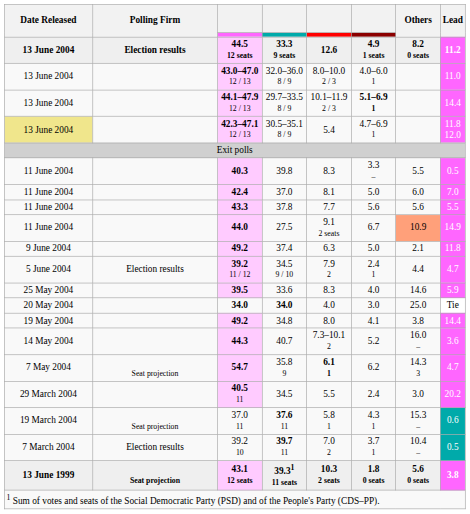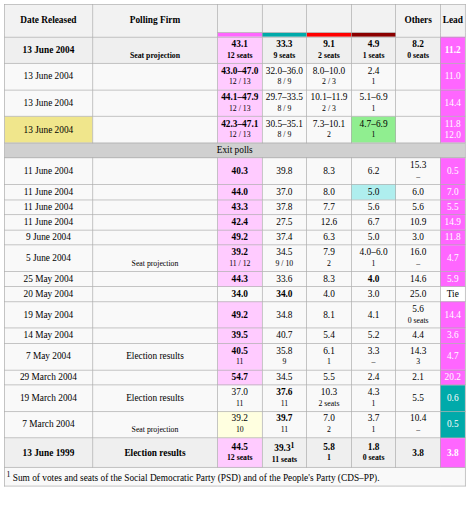(155, 50) Election results -> (155, 55) Seat projection
(240, 49) 44.5 12 seats -> (240, 49) 43.1 12 seats
(329, 50) 12.6 -> (329, 49) 9.1 2 seats
(374, 76) 4.0–6.0 1 -> (374, 76) 2.4 1
(374, 102) bold -> (374, 102) normal
(329, 129) 5.4 -> (329, 129) 7.3–10.1 2
(374, 129) no background -> (374, 129) lightgreen background
(374, 171) 3.3 – -> (374, 171) 6.2
(418, 171) 5.5 -> (418, 171) 15.3 –
(240, 192) 42.4 -> (240, 192) 44.0
(329, 192) 8.1 -> (329, 192) 8.0
(374, 192) no background -> (374, 192) paleturquoise background
(240, 228) 44.0 -> (240, 222) 42.4
(329, 227) 9.1 2 seats -> (329, 222) 12.6
(418, 228) lightsalmon background -> (418, 222) no background
(418, 248) 2.1 -> (418, 237) 3.0
(155, 269) Election results -> (155, 264) Seat projection
(374, 269) 2.4 1 -> (374, 257) 4.0–6.0 1
(418, 269) 4.4 -> (418, 257) 16.0 –
(240, 290) 39.5 -> (240, 279) 44.3
(374, 290) normal -> (374, 279) bold
(329, 320) 8.0 -> (329, 315) 8.1
(418, 320) 3.8 -> (418, 314) 5.6 0 seats
(240, 341) 44.3 -> (240, 335) 39.5
(329, 341) 7.3–10.1 2 -> (329, 335) 5.4
(418, 341) 16.0 – -> (418, 335) 4.4
(155, 373) Seat projection -> (155, 356) Election results
(240, 368) 54.7 -> (240, 356) 40.5 11
(329, 367) bold -> (329, 356) normal
(374, 368) 6.2 -> (374, 356) 3.3 –
(240, 394) 40.5 11 -> (240, 377) 54.7
(418, 394) 3.0 -> (418, 377) 2.1
(155, 426) Seat projection -> (155, 398) Election results
(329, 420) 5.8 1 -> (329, 397) 10.3 2 seats
(418, 420) 15.3 – -> (418, 398) 5.5
(155, 447) Election results -> (155, 430) Seat projection
(240, 447) no background -> (240, 424) lightyellow background
(155, 481) Seat projection -> (155, 452) Election results
(240, 475) 43.1 12 seats -> (240, 452) 44.5 12 seats
(329, 475) 10.3 2 seats -> (329, 452) 5.8 1
(418, 475) 5.6 0 seats -> (418, 452) 3.8
